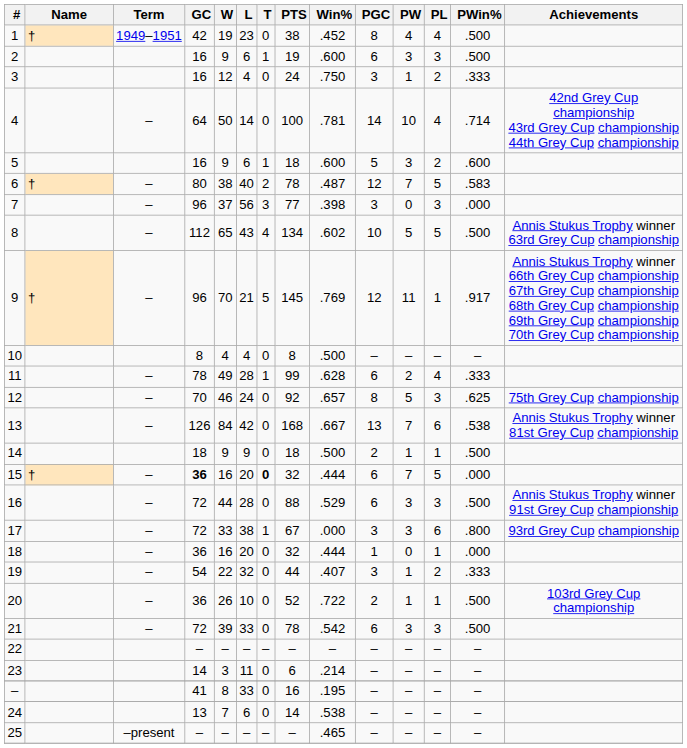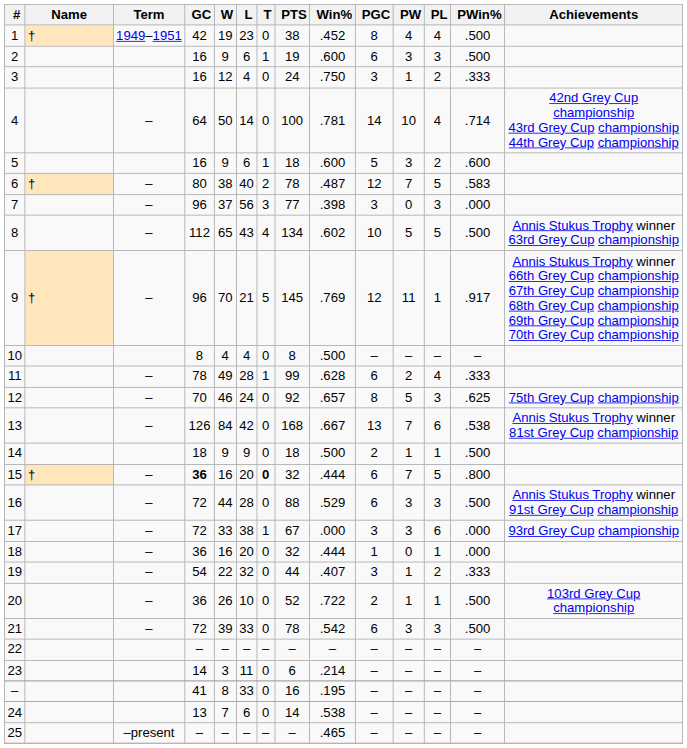(478, 474) .000 -> (478, 474) .800
(478, 530) .800 -> (478, 530) .000
